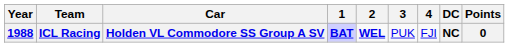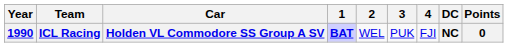(20, 33) 1988 -> (20, 33) 1990
(372, 33) bold -> (372, 33) normal
